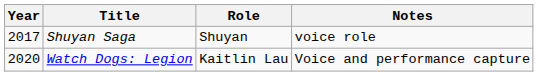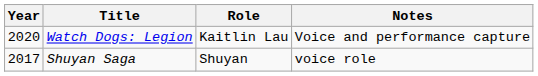rows swapped: (91, 38) <-> (120, 60)
